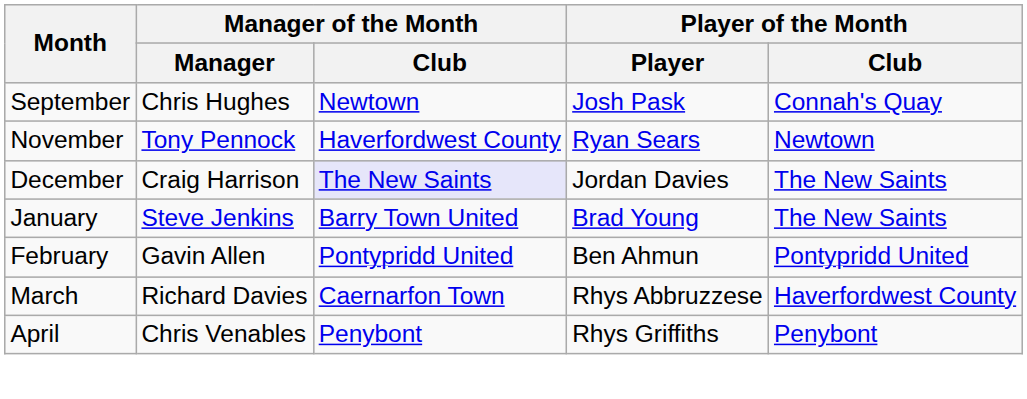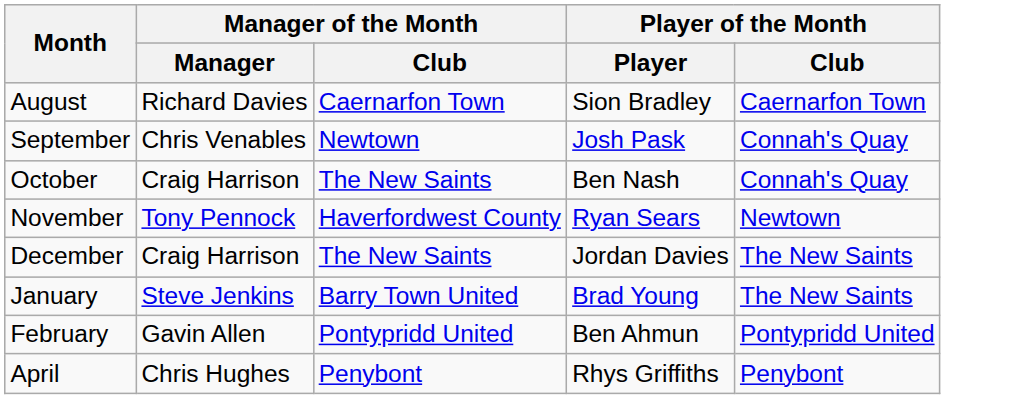+ row: (49, 101)
(216, 101) Chris Hughes -> (224, 140) Chris Venables
+ row: (54, 179)
(405, 179) lavender background -> (405, 256) no background
- row: (44, 295)
(224, 334) Chris Venables -> (216, 373) Chris Hughes
